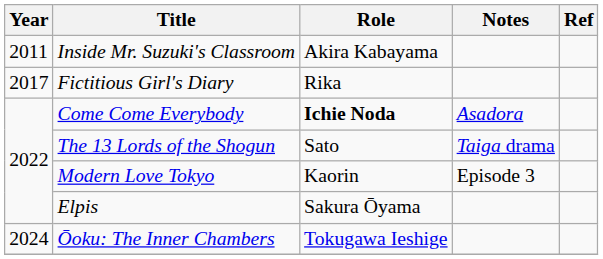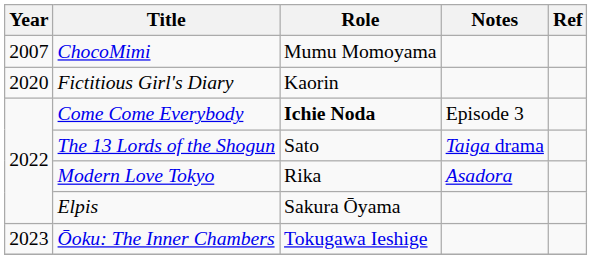+ row: (104, 51)
- row: (176, 51)
(29, 82) 2017 -> (29, 82) 2020
(323, 82) Rika -> (311, 82) Kaorin
(490, 113) Asadora -> (485, 113) Episode 3
(331, 176) Kaorin -> (303, 176) Rika
(496, 176) Episode 3 -> (479, 176) Asadora
(29, 238) 2024 -> (29, 238) 2023
